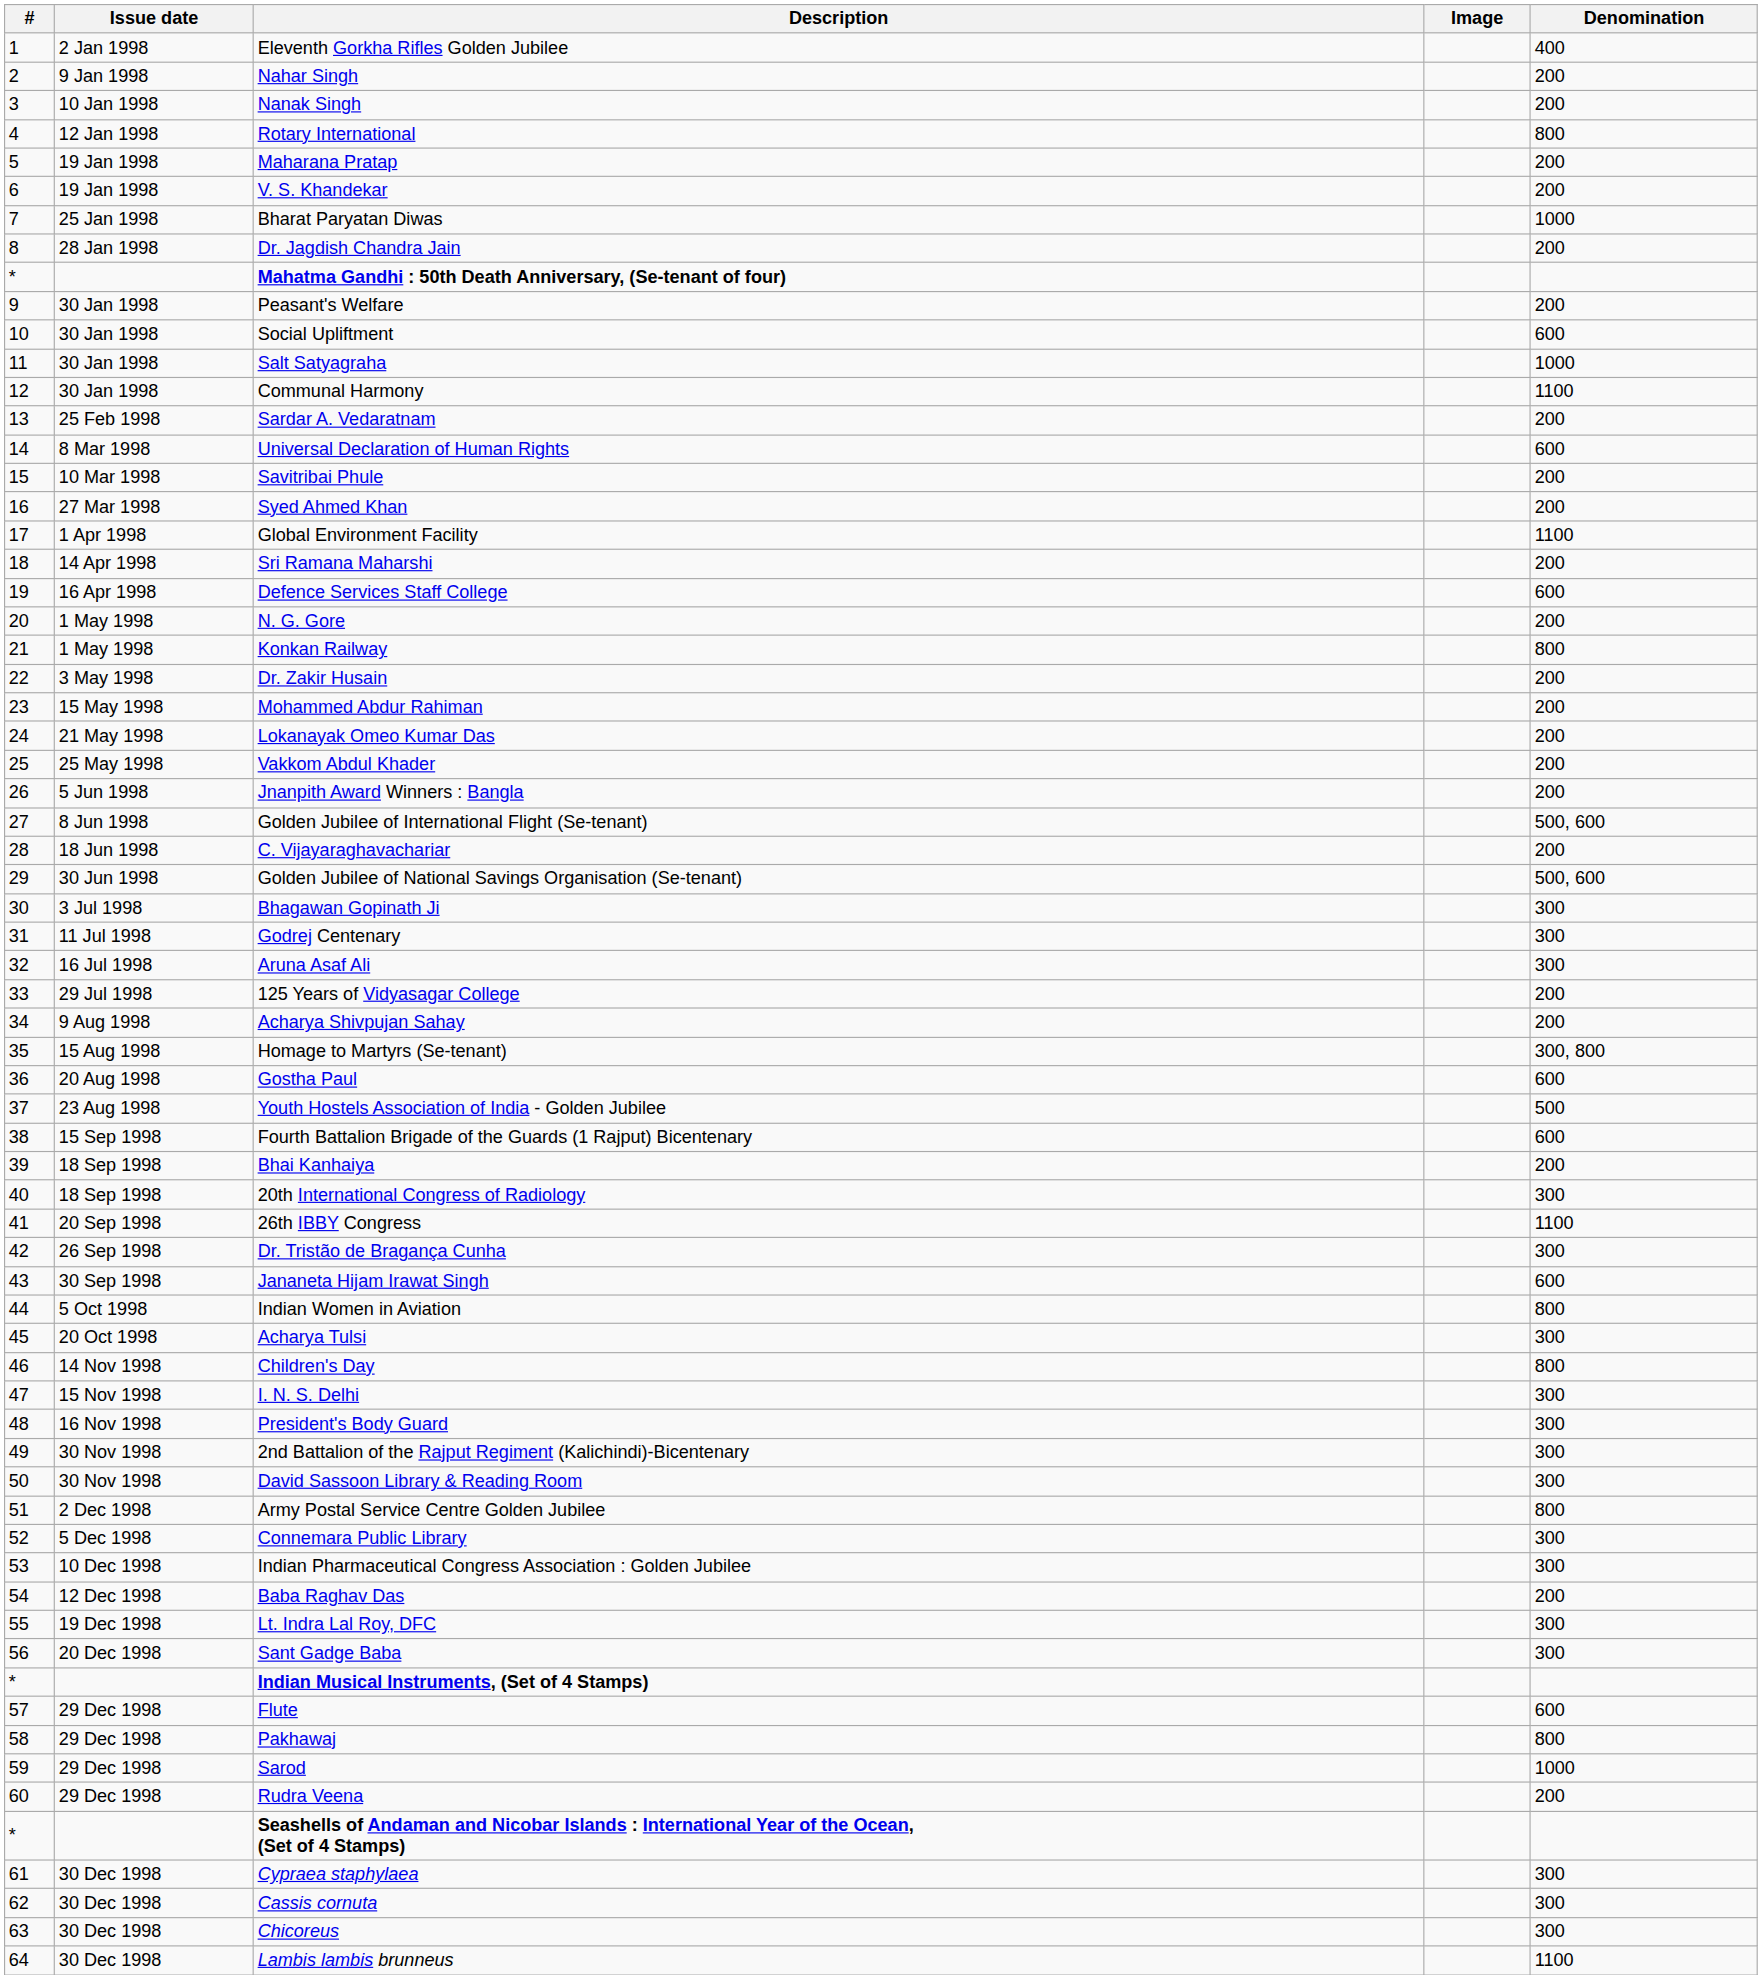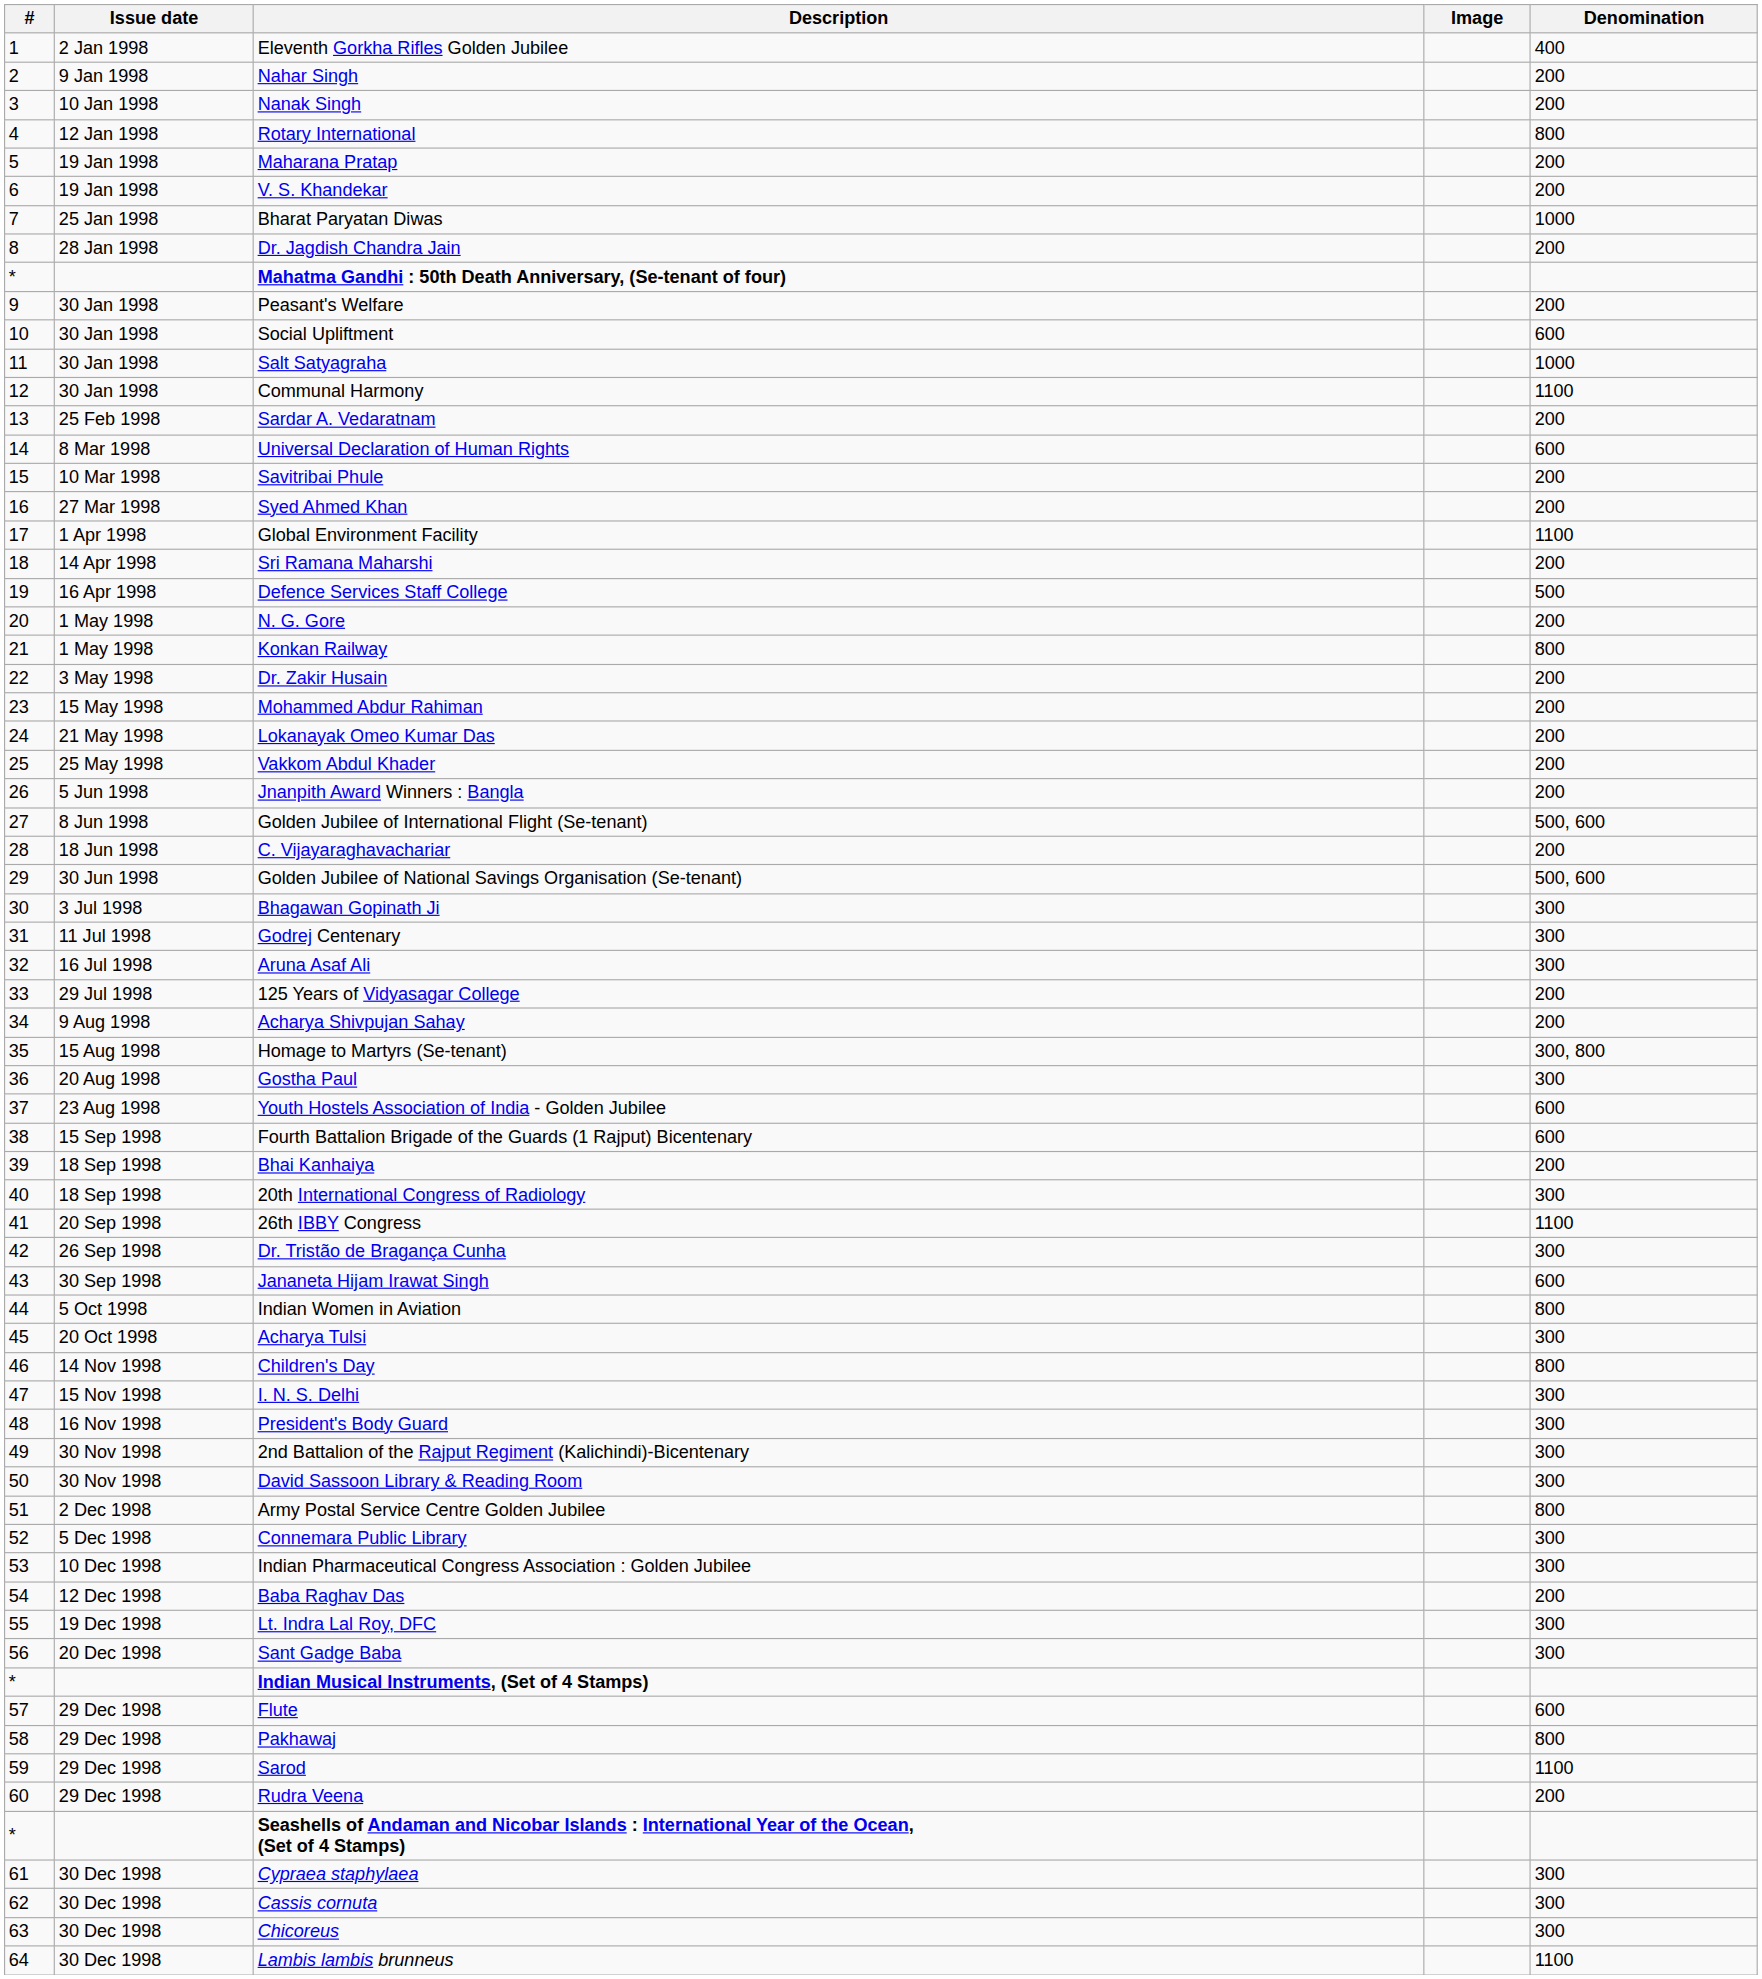(1550, 592) 600 -> (1550, 592) 500
(1550, 1079) 600 -> (1550, 1079) 300
(1550, 1108) 500 -> (1550, 1108) 600
(1555, 1767) 1000 -> (1554, 1767) 1100
